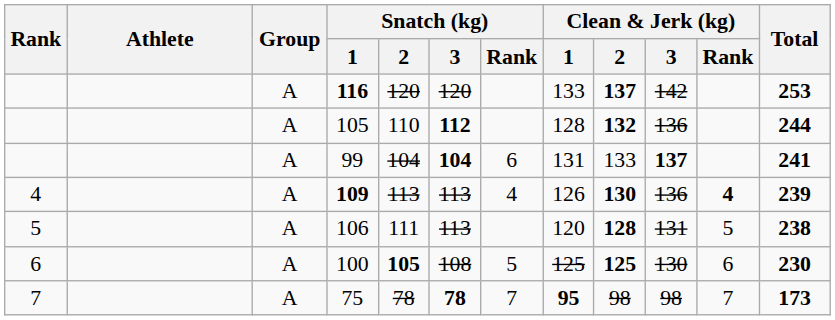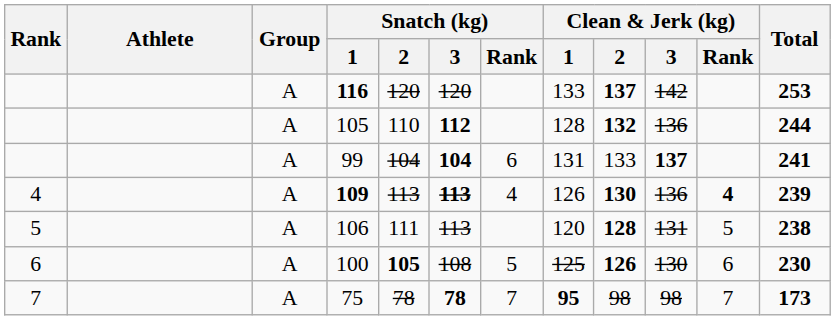(455, 194) normal -> (455, 194) bold
(620, 263) 125 -> (620, 263) 126
